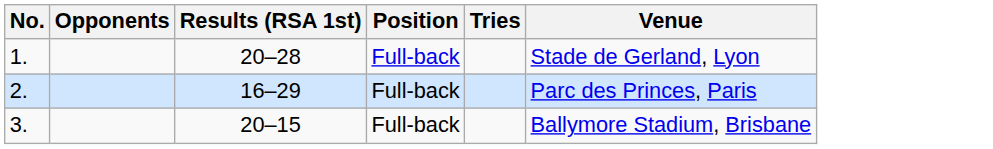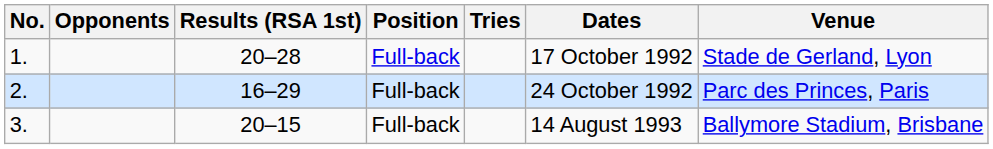+ column: (612, 21)
